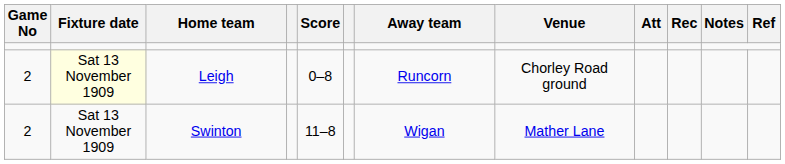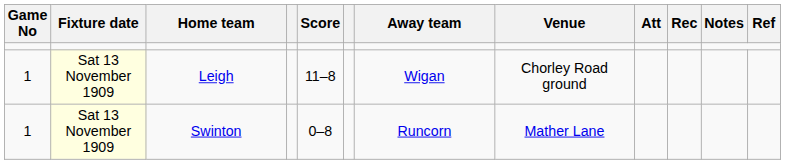(28, 76) 2 -> (28, 76) 1
(320, 76) 0–8 -> (320, 76) 11–8
(424, 76) Runcorn -> (424, 76) Wigan
(28, 131) 2 -> (28, 131) 1
(98, 131) no background -> (98, 131) lightyellow background
(320, 131) 11–8 -> (320, 131) 0–8
(424, 131) Wigan -> (424, 131) Runcorn
